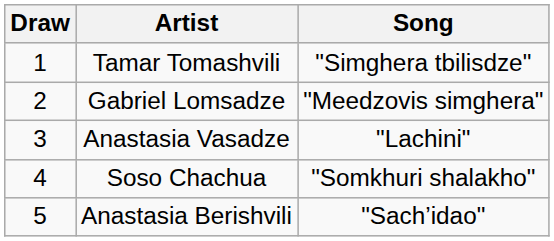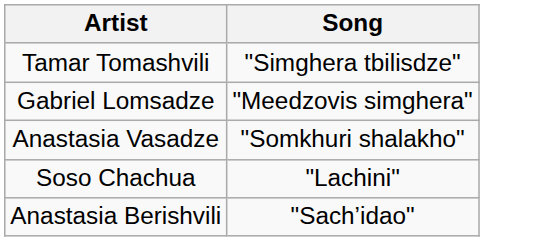- column: (40, 23)
(423, 139) "Lachini" -> (353, 139) "Somkhuri shalakho"
(423, 178) "Somkhuri shalakho" -> (353, 178) "Lachini"
